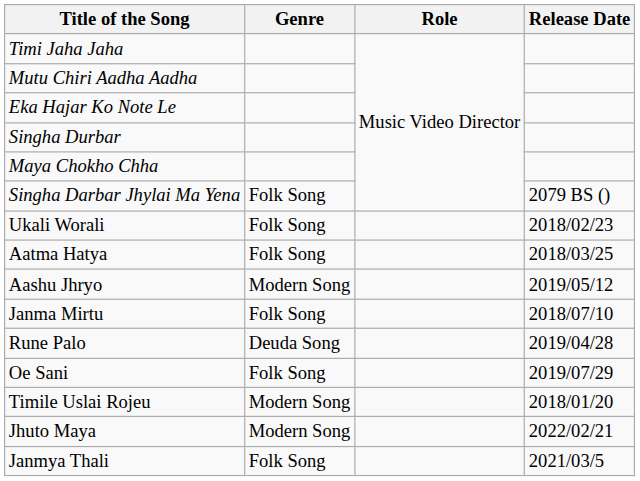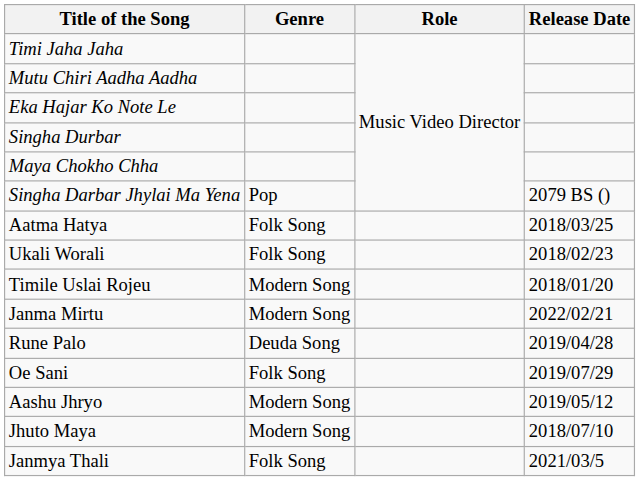(287, 195) Folk Song -> (263, 195) Pop
rows swapped: (57, 225) <-> (58, 254)
rows swapped: (80, 401) <-> (56, 284)
(287, 313) Folk Song -> (300, 313) Modern Song
(571, 313) 2018/07/10 -> (571, 313) 2022/02/21
(571, 431) 2022/02/21 -> (571, 431) 2018/07/10
